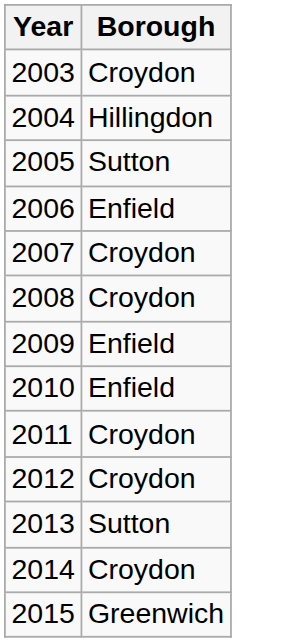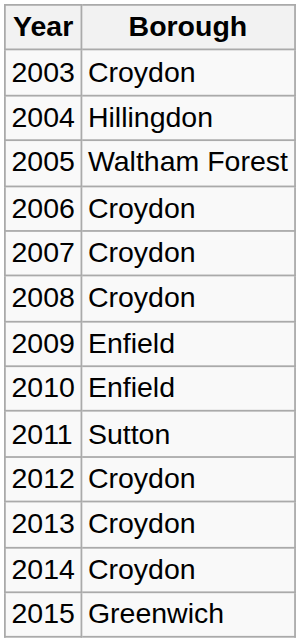(129, 162) Sutton -> (188, 162) Waltham Forest
(131, 207) Enfield -> (142, 207) Croydon
(142, 433) Croydon -> (129, 433) Sutton
(129, 523) Sutton -> (142, 523) Croydon
